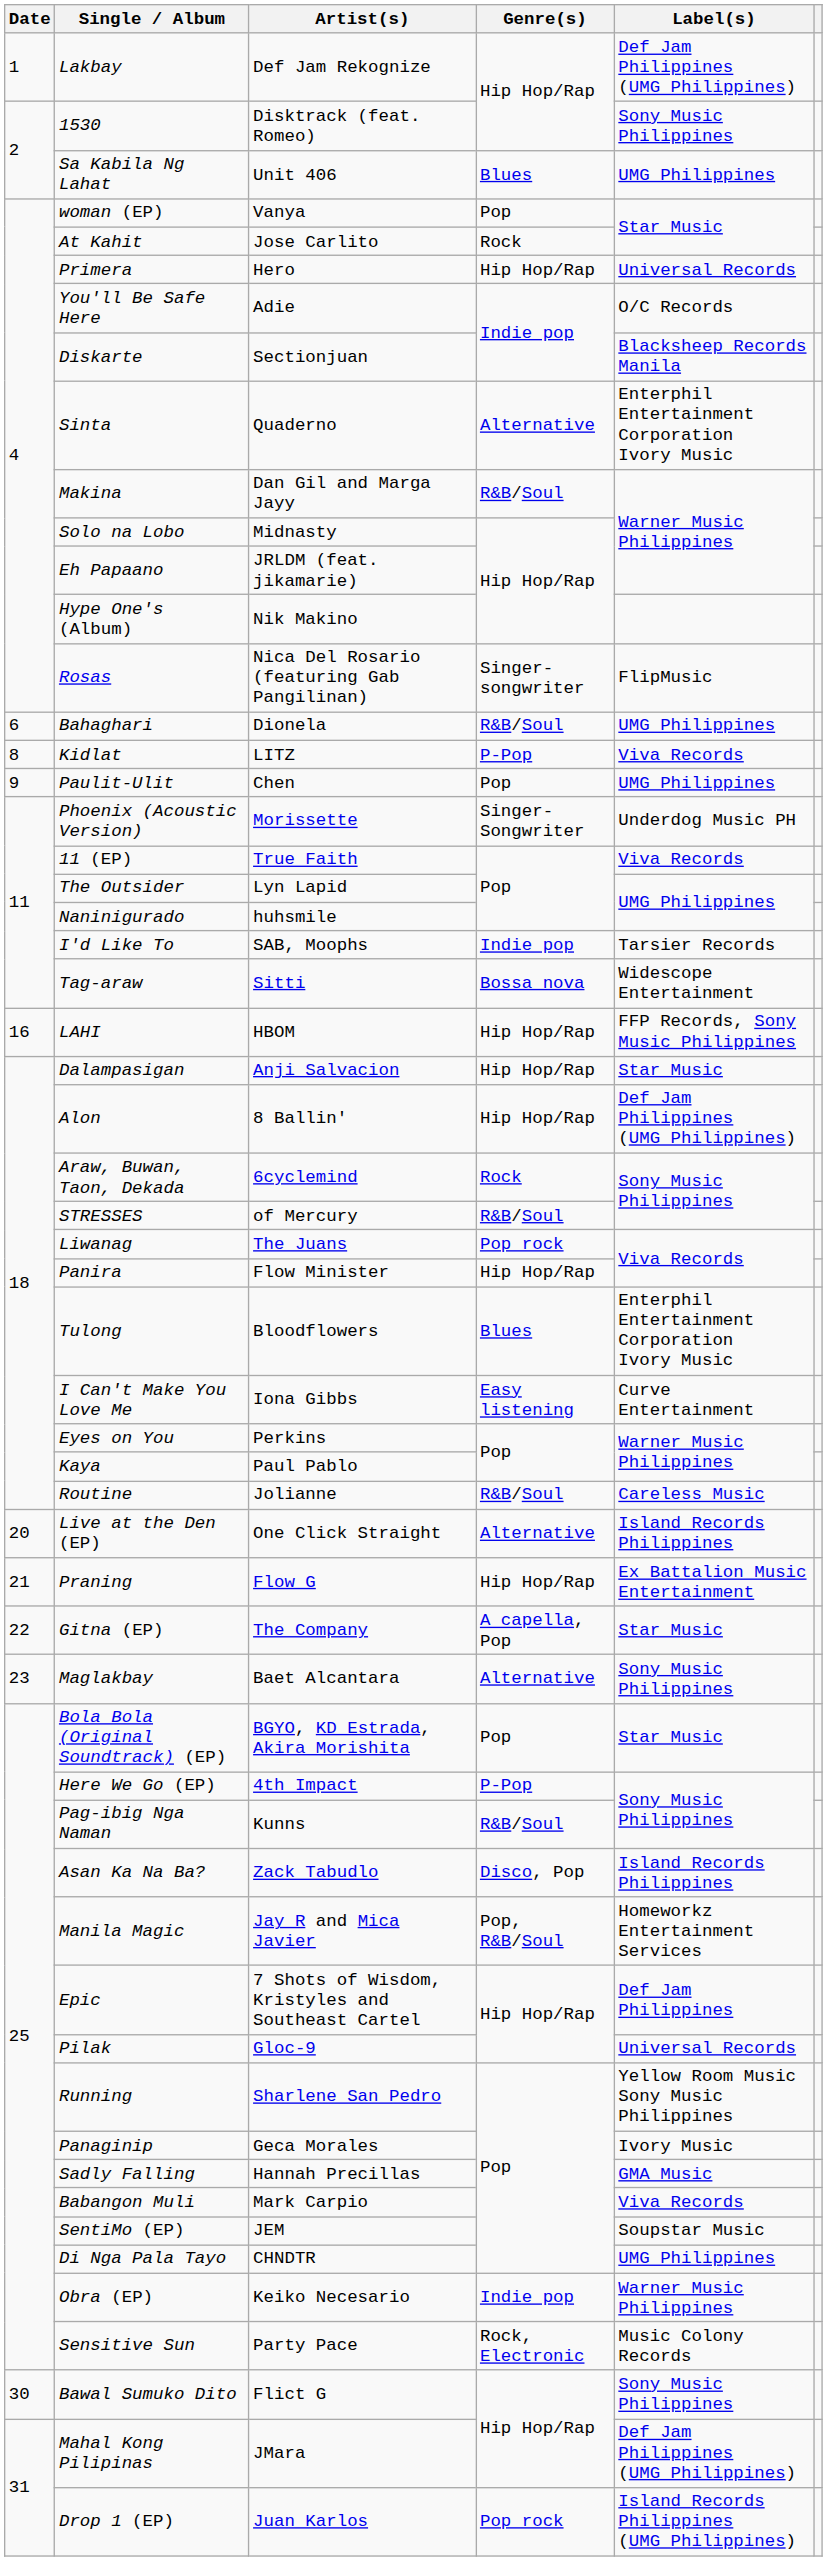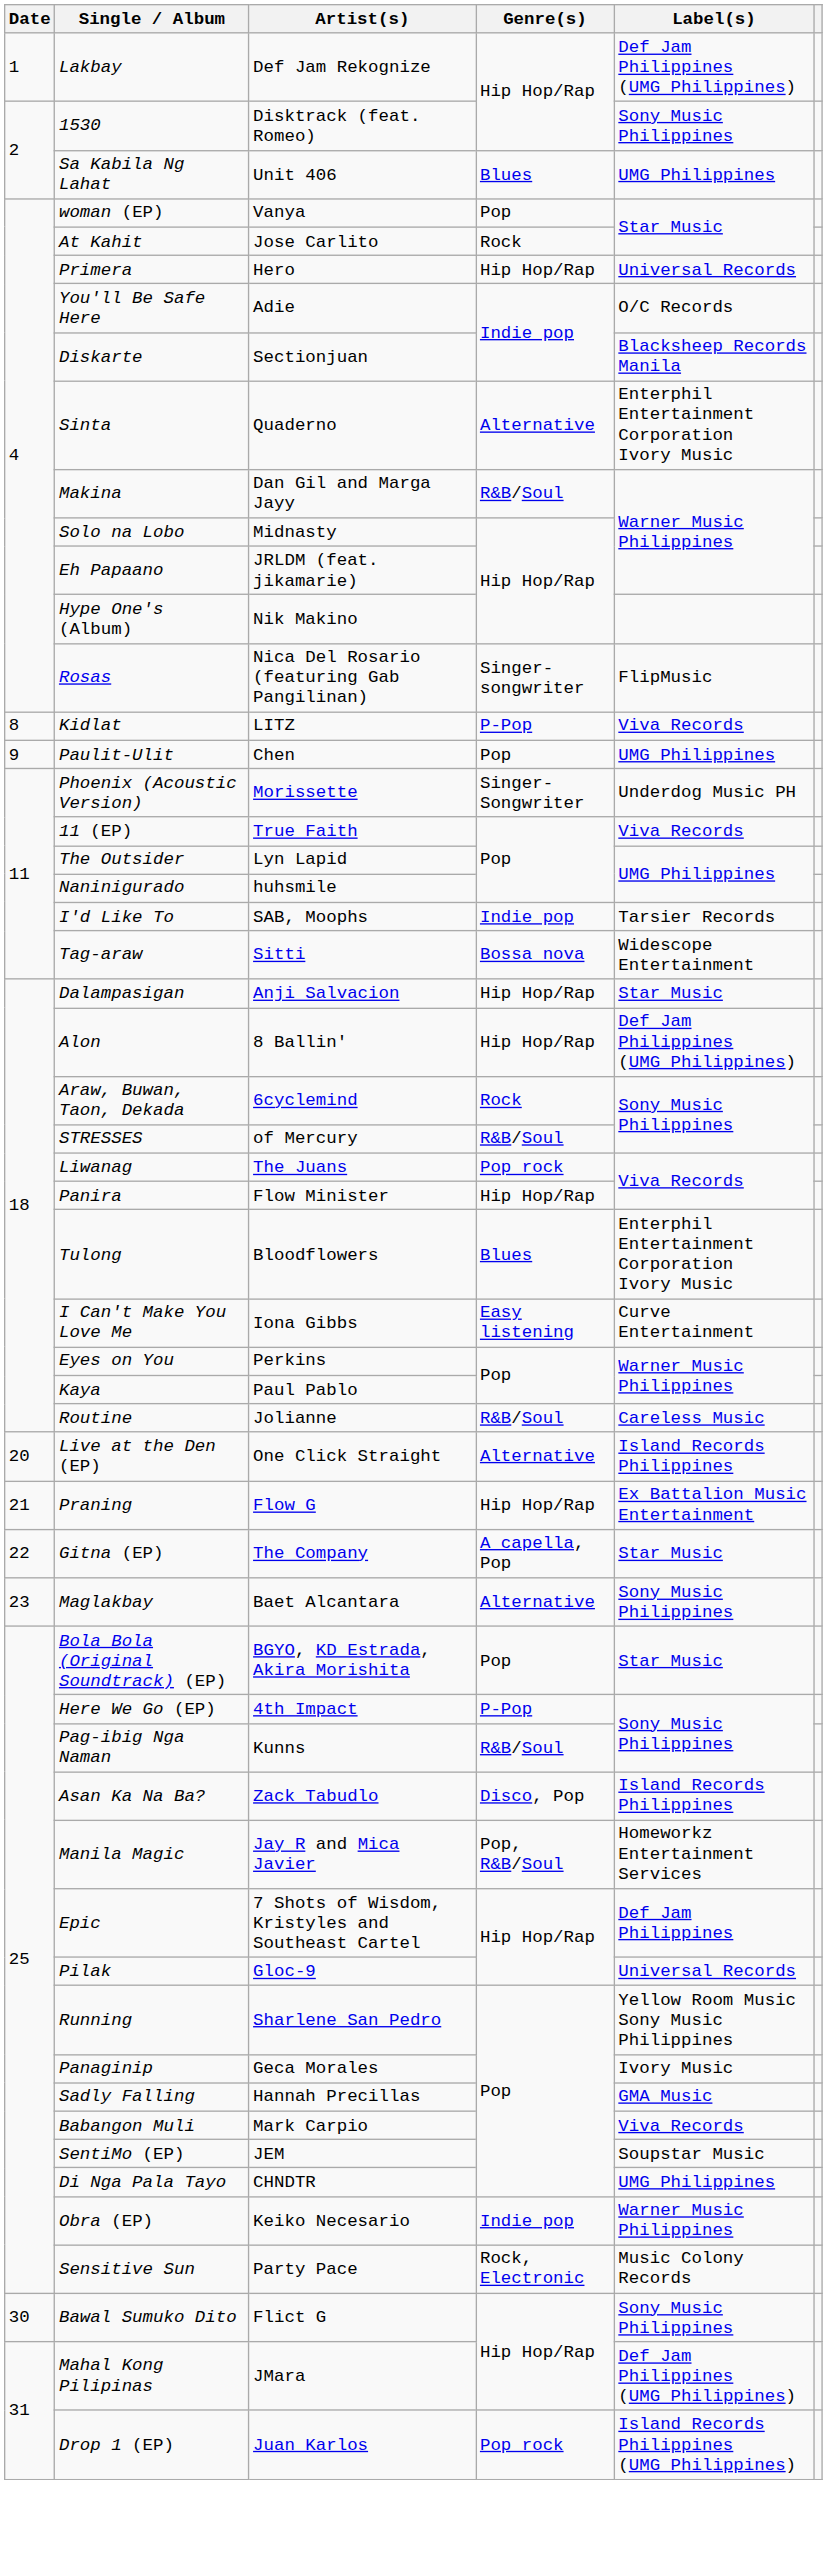- row: (106, 726)
- row: (80, 1032)
